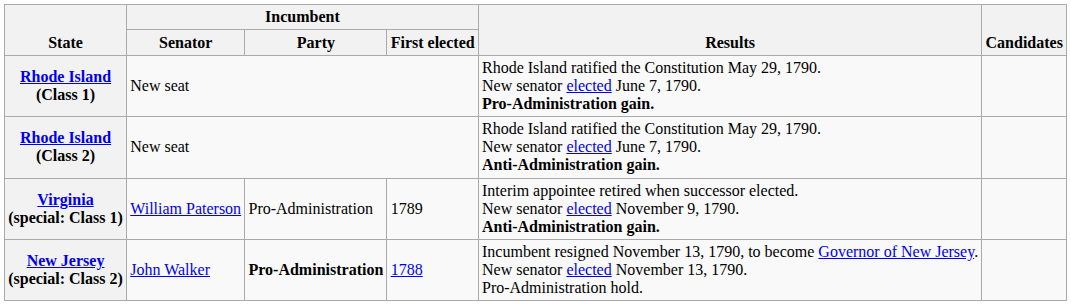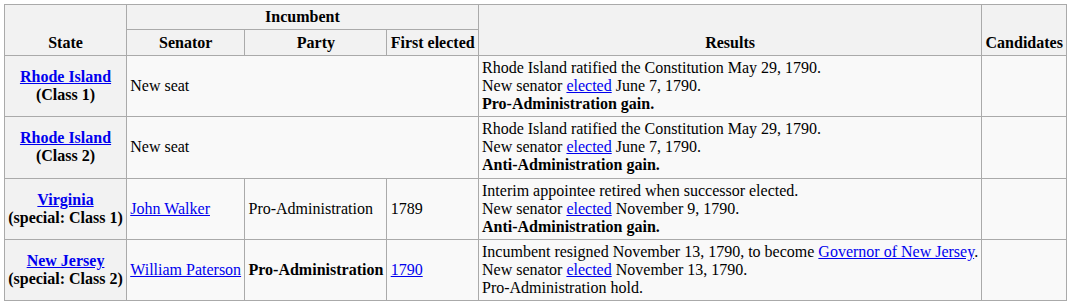(186, 208) William Paterson -> (170, 208) John Walker
(170, 270) John Walker -> (186, 270) William Paterson
(407, 270) 1788 -> (407, 270) 1790
